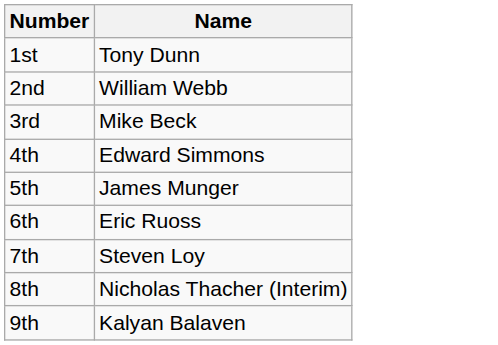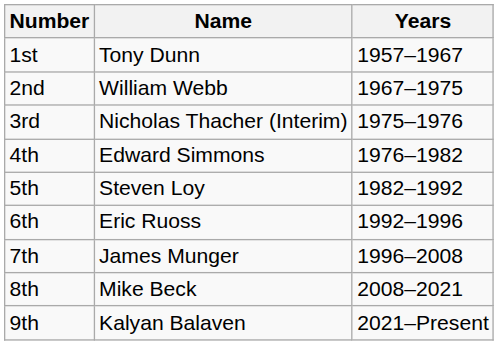+ column: (423, 21)
(148, 121) Mike Beck -> (223, 121) Nicholas Thacher (Interim)
(169, 188) James Munger -> (152, 188) Steven Loy
(152, 255) Steven Loy -> (169, 255) James Munger
(223, 289) Nicholas Thacher (Interim) -> (148, 289) Mike Beck
